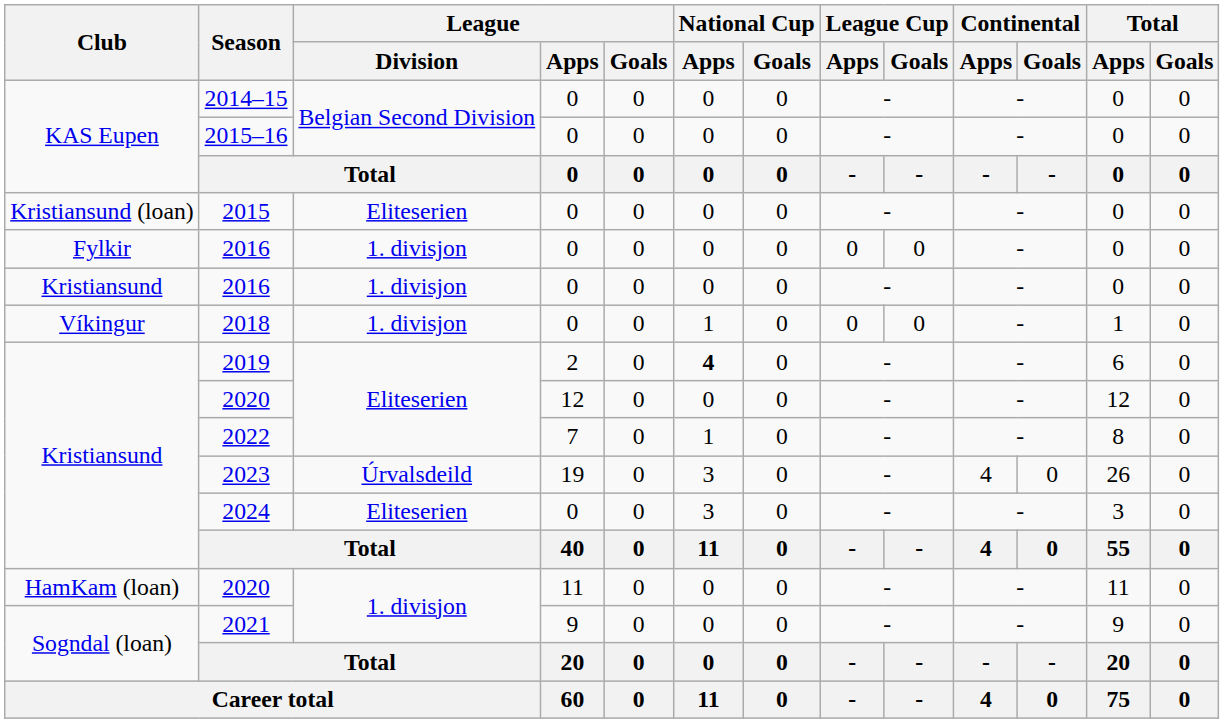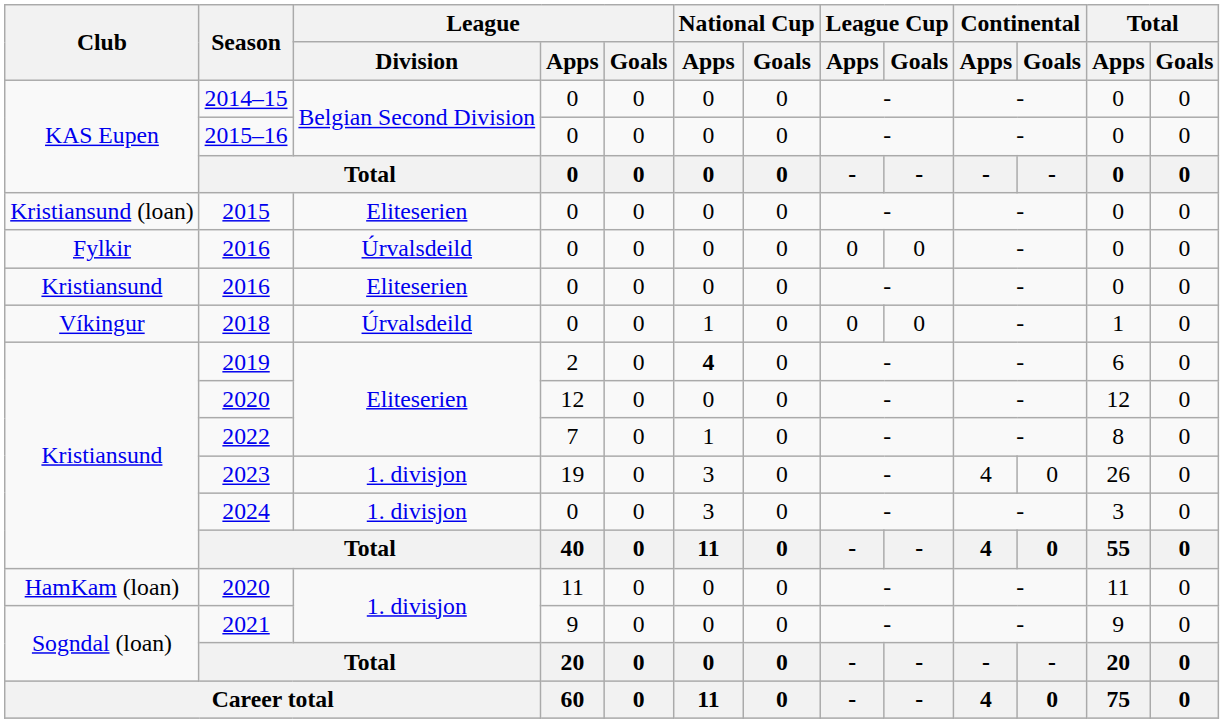(417, 248) 1. divisjon -> (417, 248) Úrvalsdeild
(417, 286) 1. divisjon -> (417, 286) Eliteserien
(417, 323) 1. divisjon -> (417, 323) Úrvalsdeild
(417, 473) Úrvalsdeild -> (417, 473) 1. divisjon
(417, 511) Eliteserien -> (417, 511) 1. divisjon
